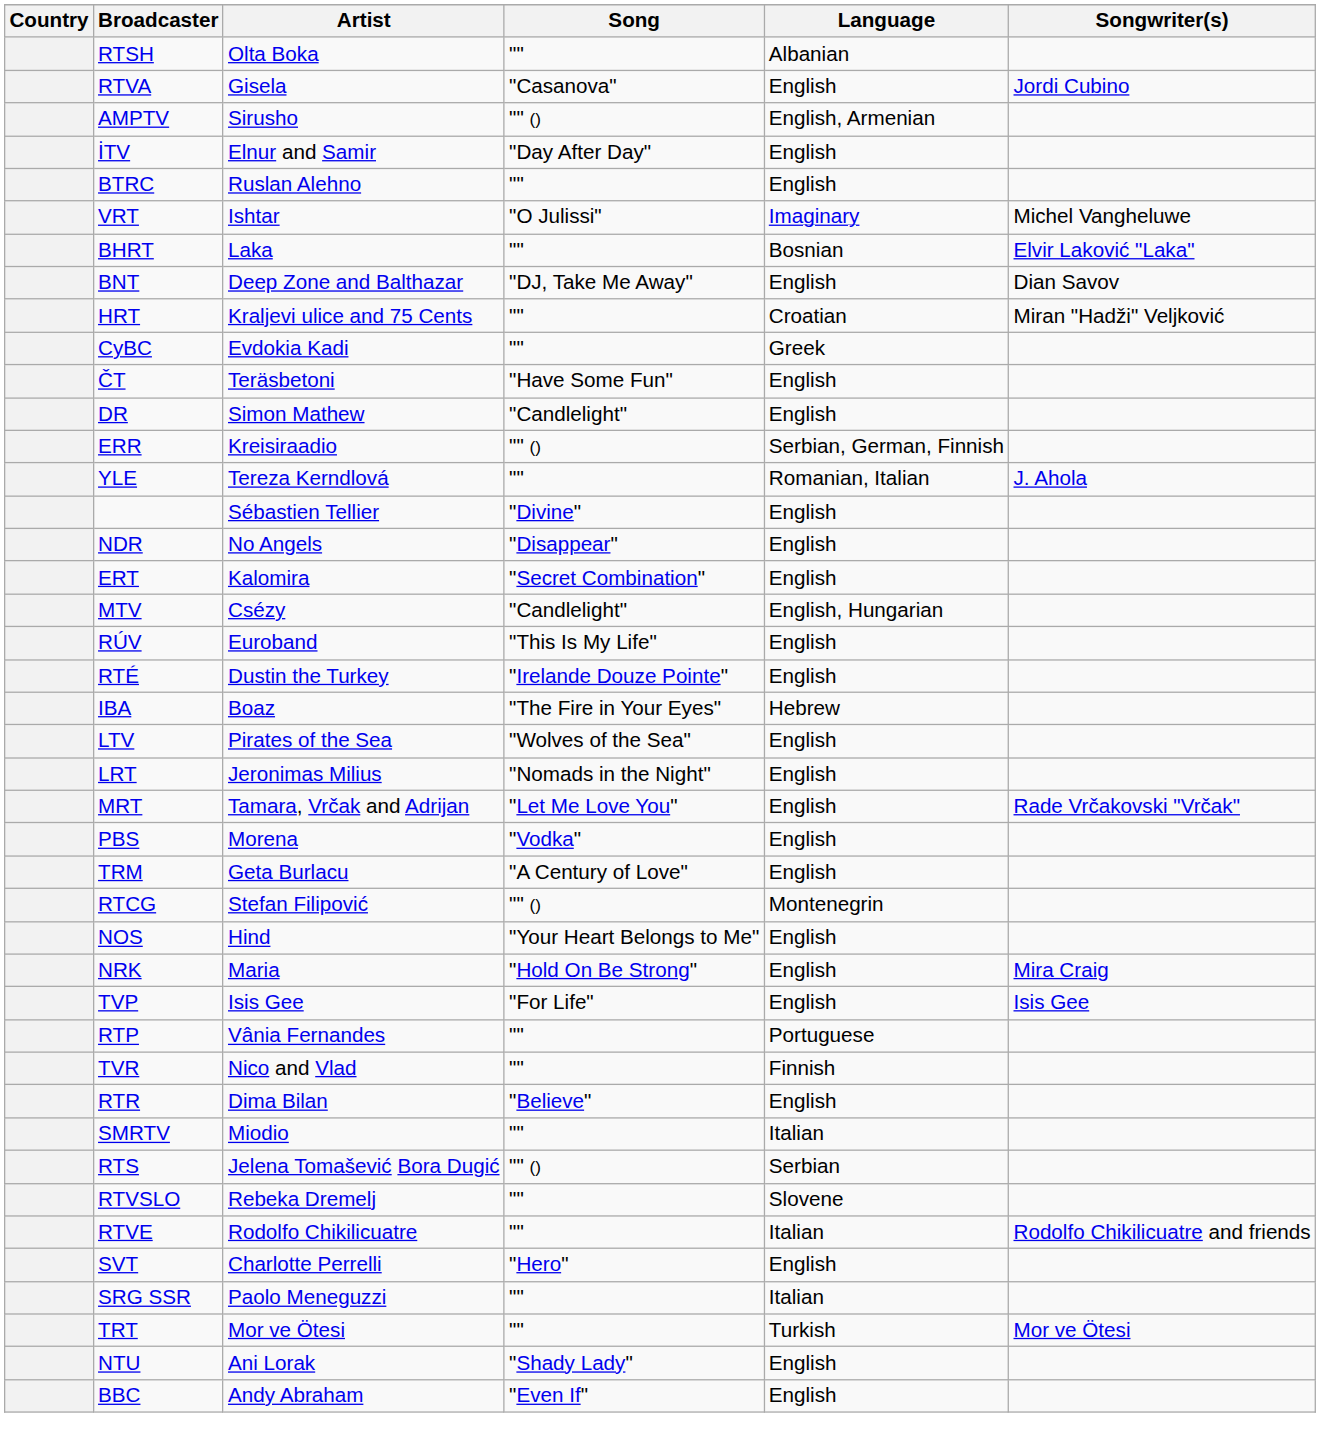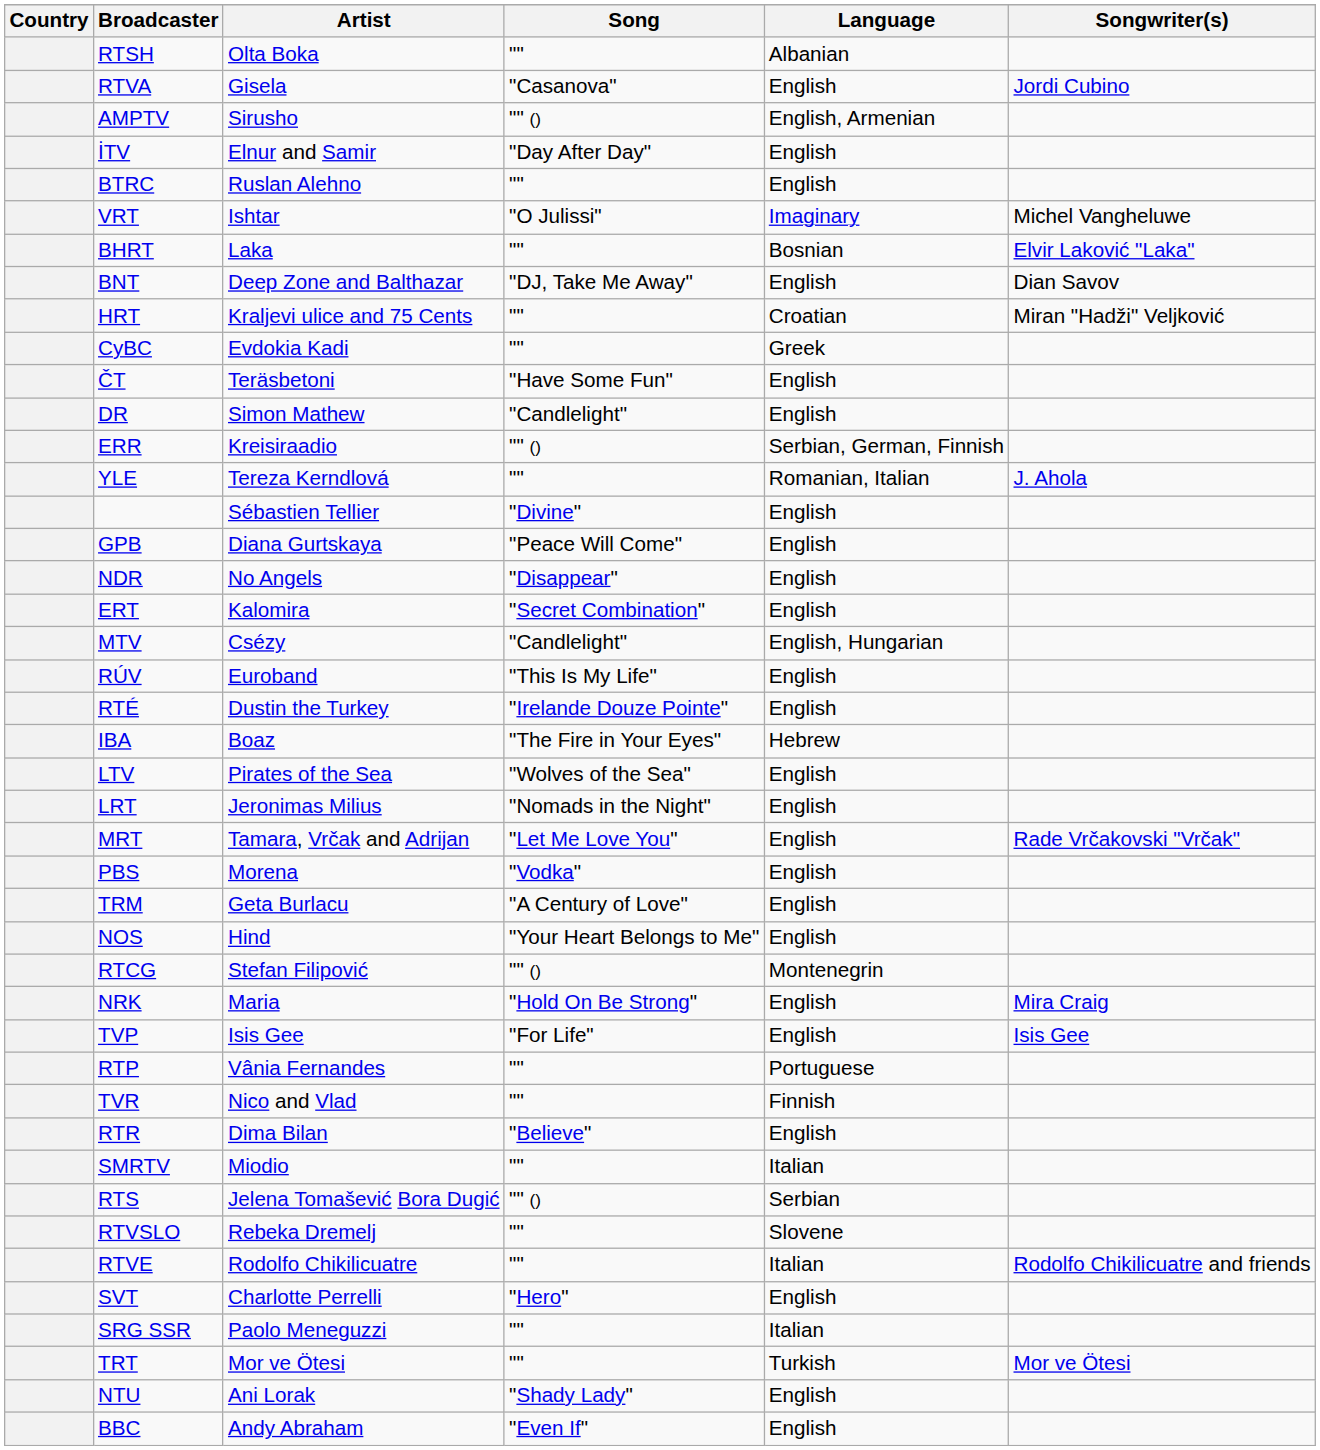+ row: (120, 544)
rows swapped: (127, 904) <-> (120, 937)
